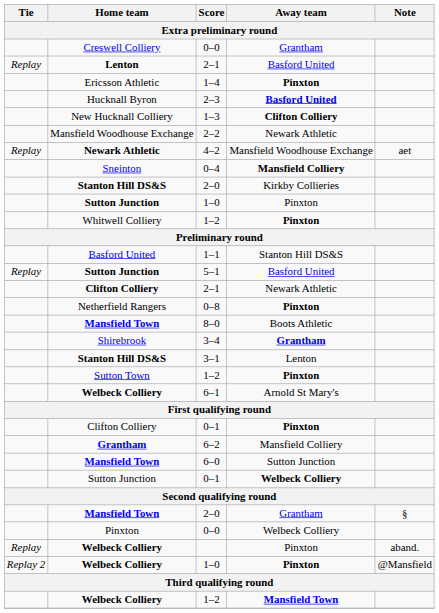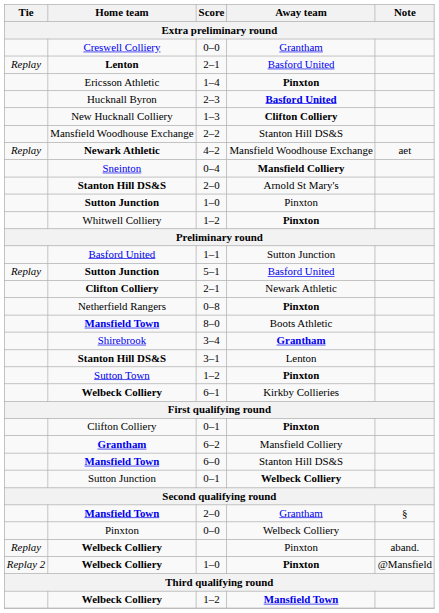(301, 133) Newark Athletic -> (301, 133) Stanton Hill DS&S
(301, 185) Kirkby Collieries -> (301, 185) Arnold St Mary's
(301, 254) Stanton Hill DS&S -> (301, 254) Sutton Junction
(301, 392) Arnold St Mary's -> (301, 392) Kirkby Collieries
(301, 461) Sutton Junction -> (301, 461) Stanton Hill DS&S
